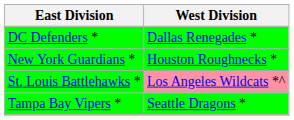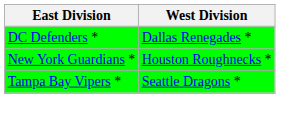- row: (74, 81)
